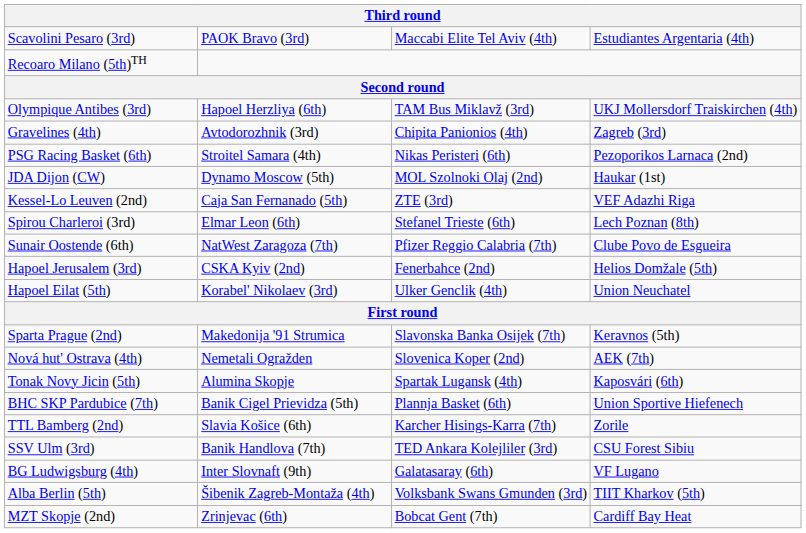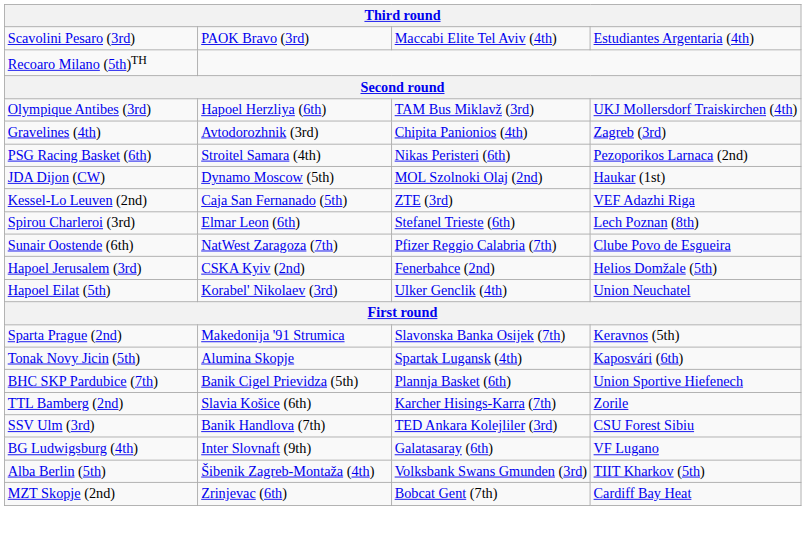- row: (75, 358)
